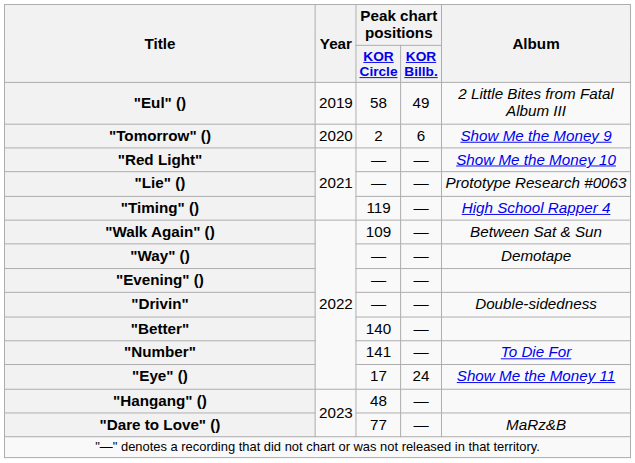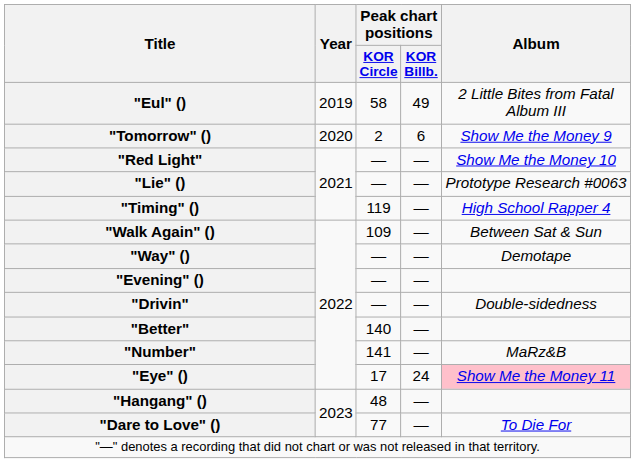(536, 352) To Die For -> (536, 352) MaRz&B
(536, 376) no background -> (536, 376) pink background
(536, 425) MaRz&B -> (536, 425) To Die For
